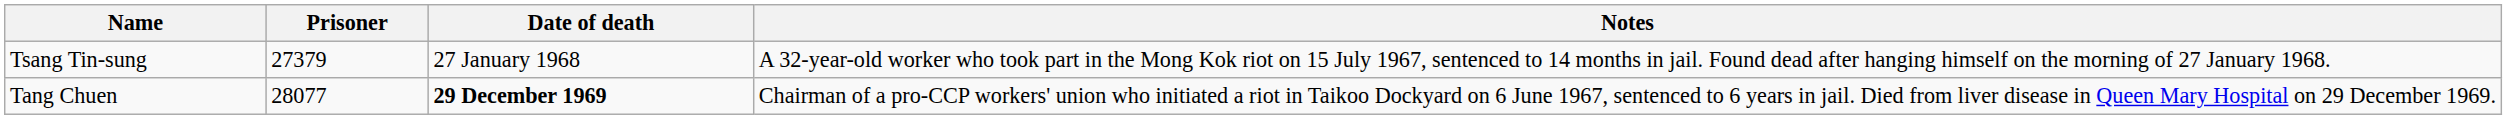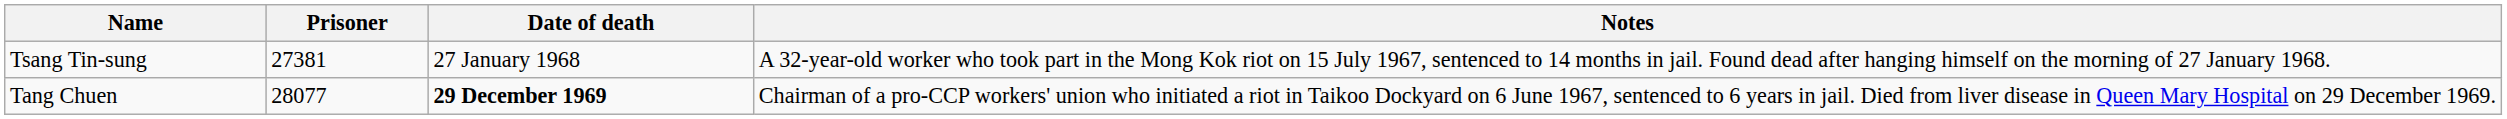(299, 59) 27379 -> (299, 59) 27381
